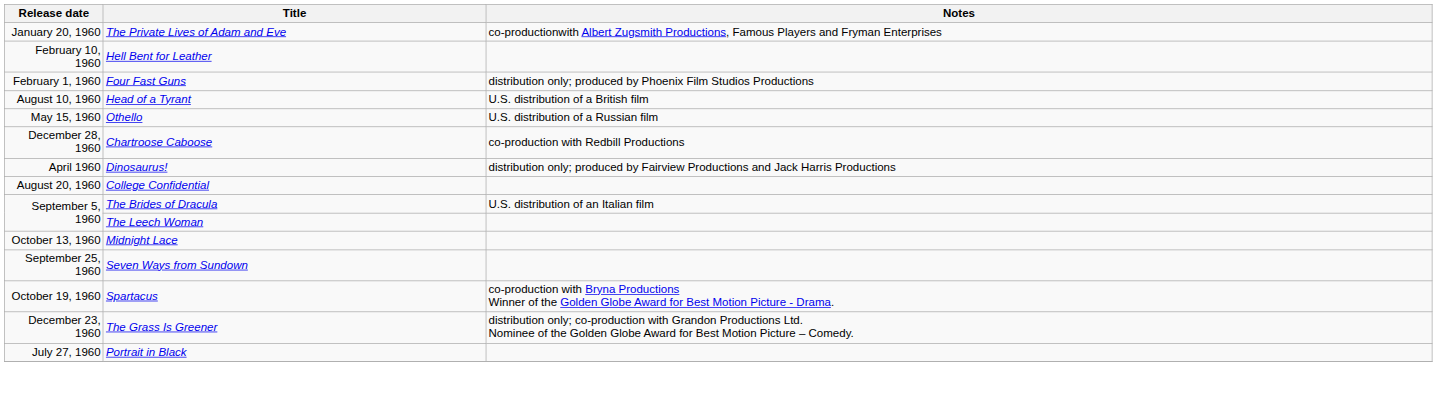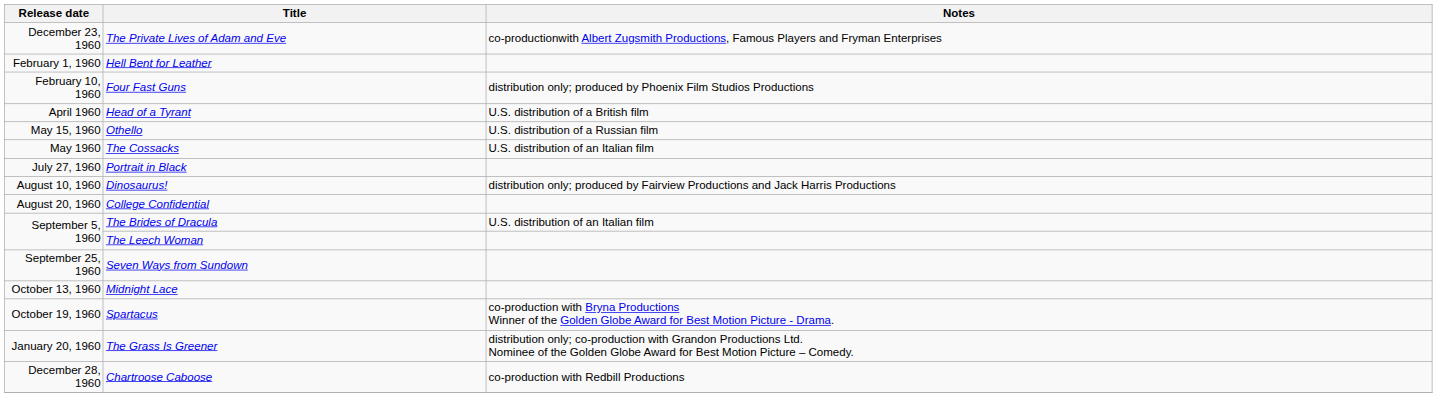(56, 31) January 20, 1960 -> (64, 38) December 23, 1960
(68, 56) February 10, 1960 -> (57, 63) February 1, 1960
(57, 81) February 1, 1960 -> (68, 87) February 10, 1960
(59, 99) August 10, 1960 -> (75, 112) April 1960
+ row: (142, 149)
rows swapped: (146, 352) <-> (159, 142)
(75, 167) April 1960 -> (59, 185) August 10, 1960
rows swapped: (177, 265) <-> (142, 240)
(64, 327) December 23, 1960 -> (56, 346) January 20, 1960
